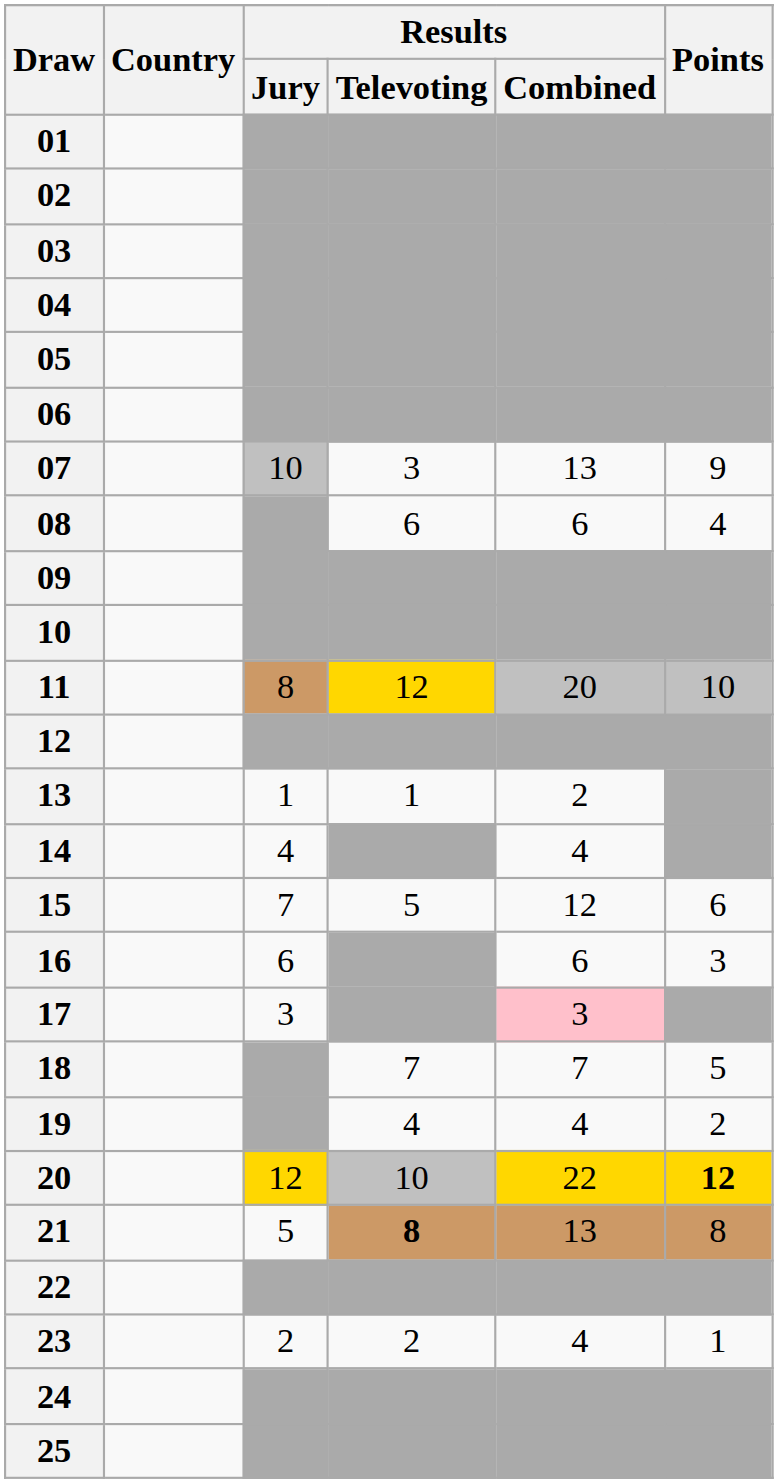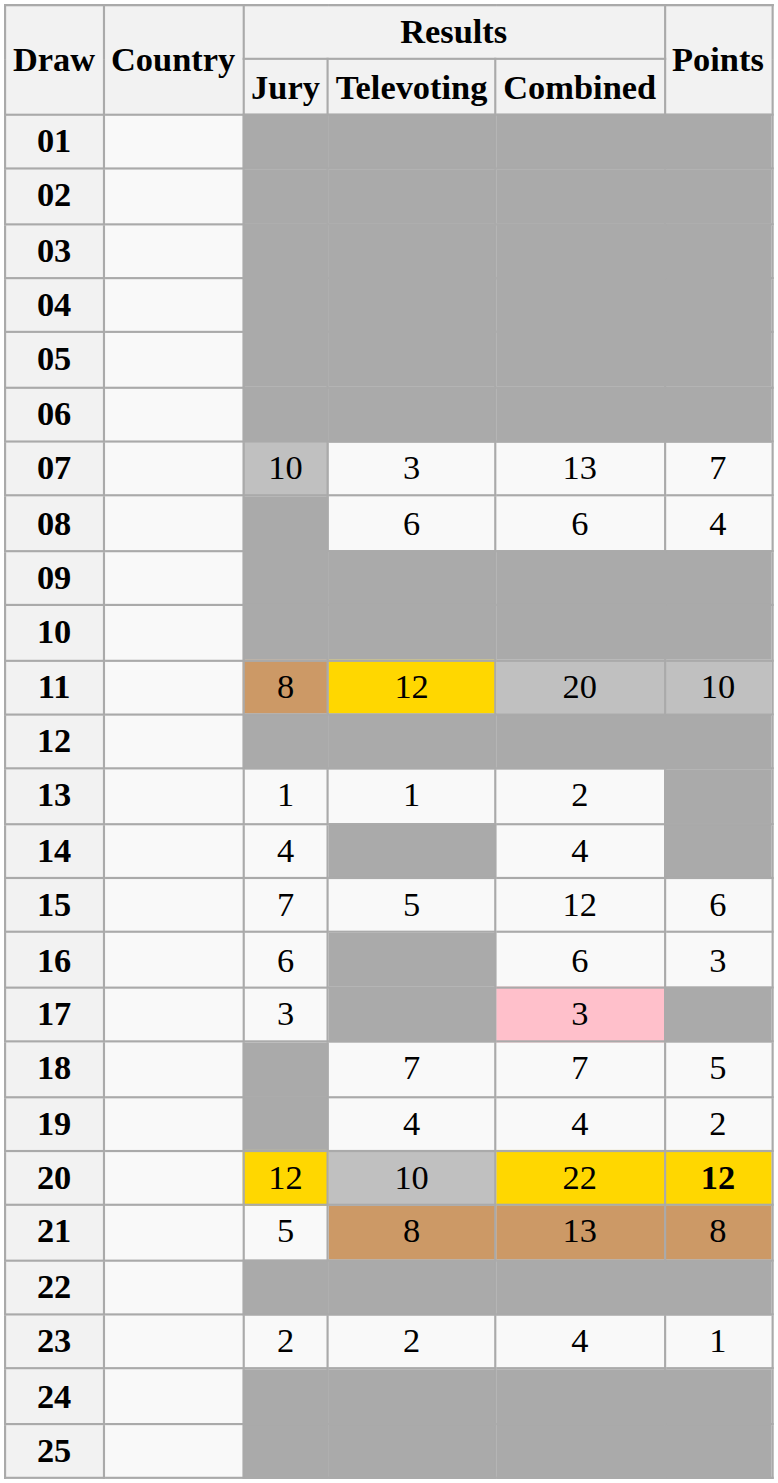(718, 468) 9 -> (718, 468) 7
(412, 1232) bold -> (412, 1232) normal
